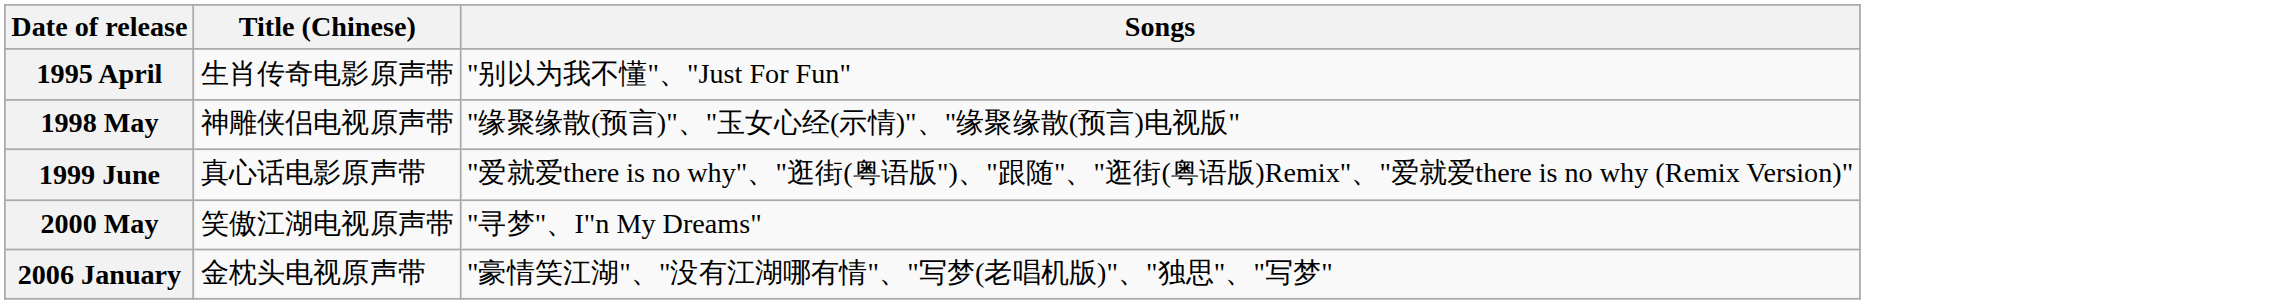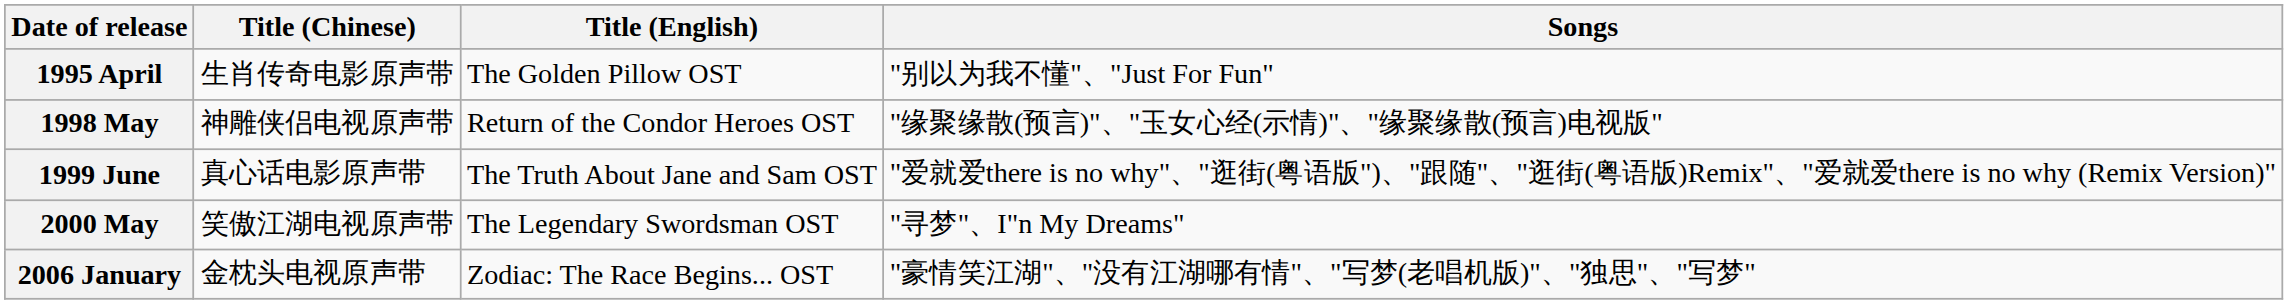+ column: (672, 26)
